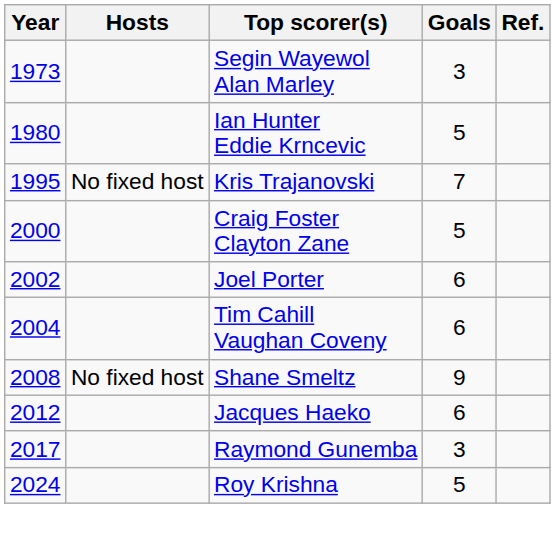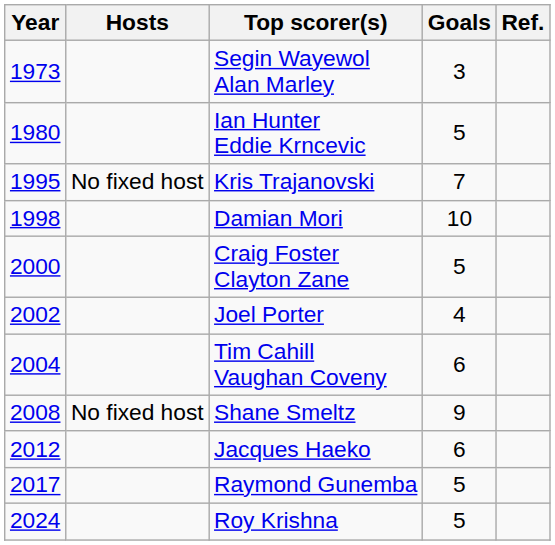+ row: (278, 217)
(459, 279) 6 -> (459, 315) 4
(459, 449) 3 -> (459, 485) 5
